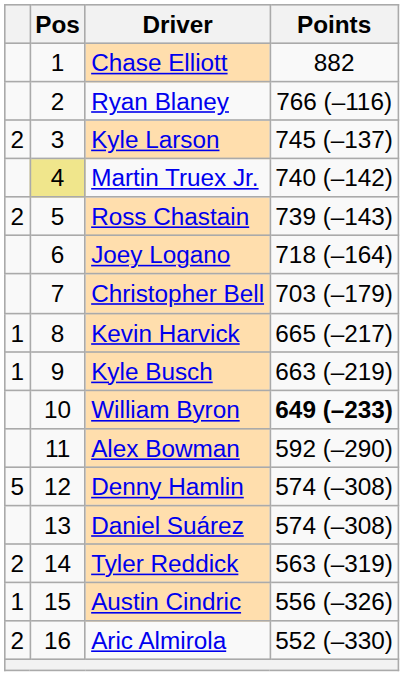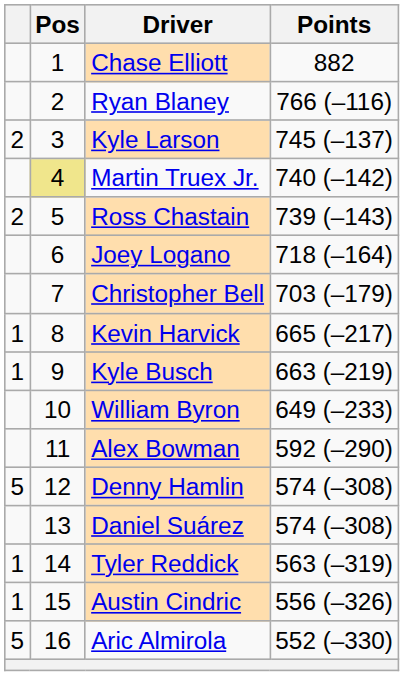(334, 409) bold -> (334, 409) normal
(17, 563) 2 -> (17, 563) 1
(17, 640) 2 -> (17, 640) 5
